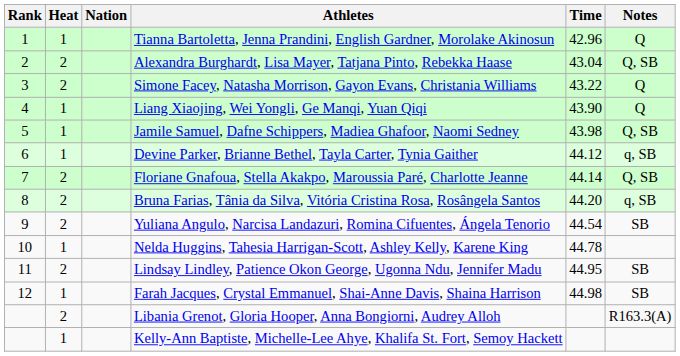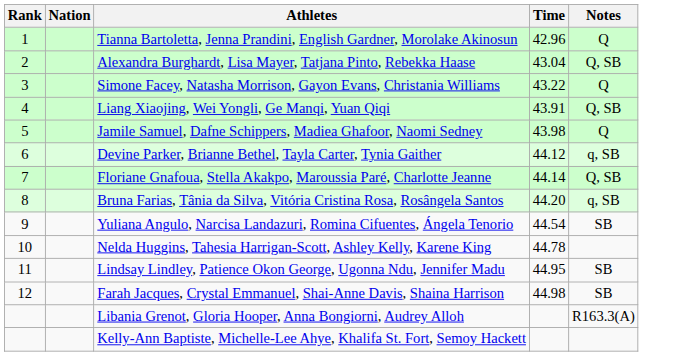- column: (63, 16)
(586, 108) 43.90 -> (549, 108) 43.91
(640, 108) Q -> (603, 108) Q, SB
(640, 131) Q, SB -> (603, 131) Q
